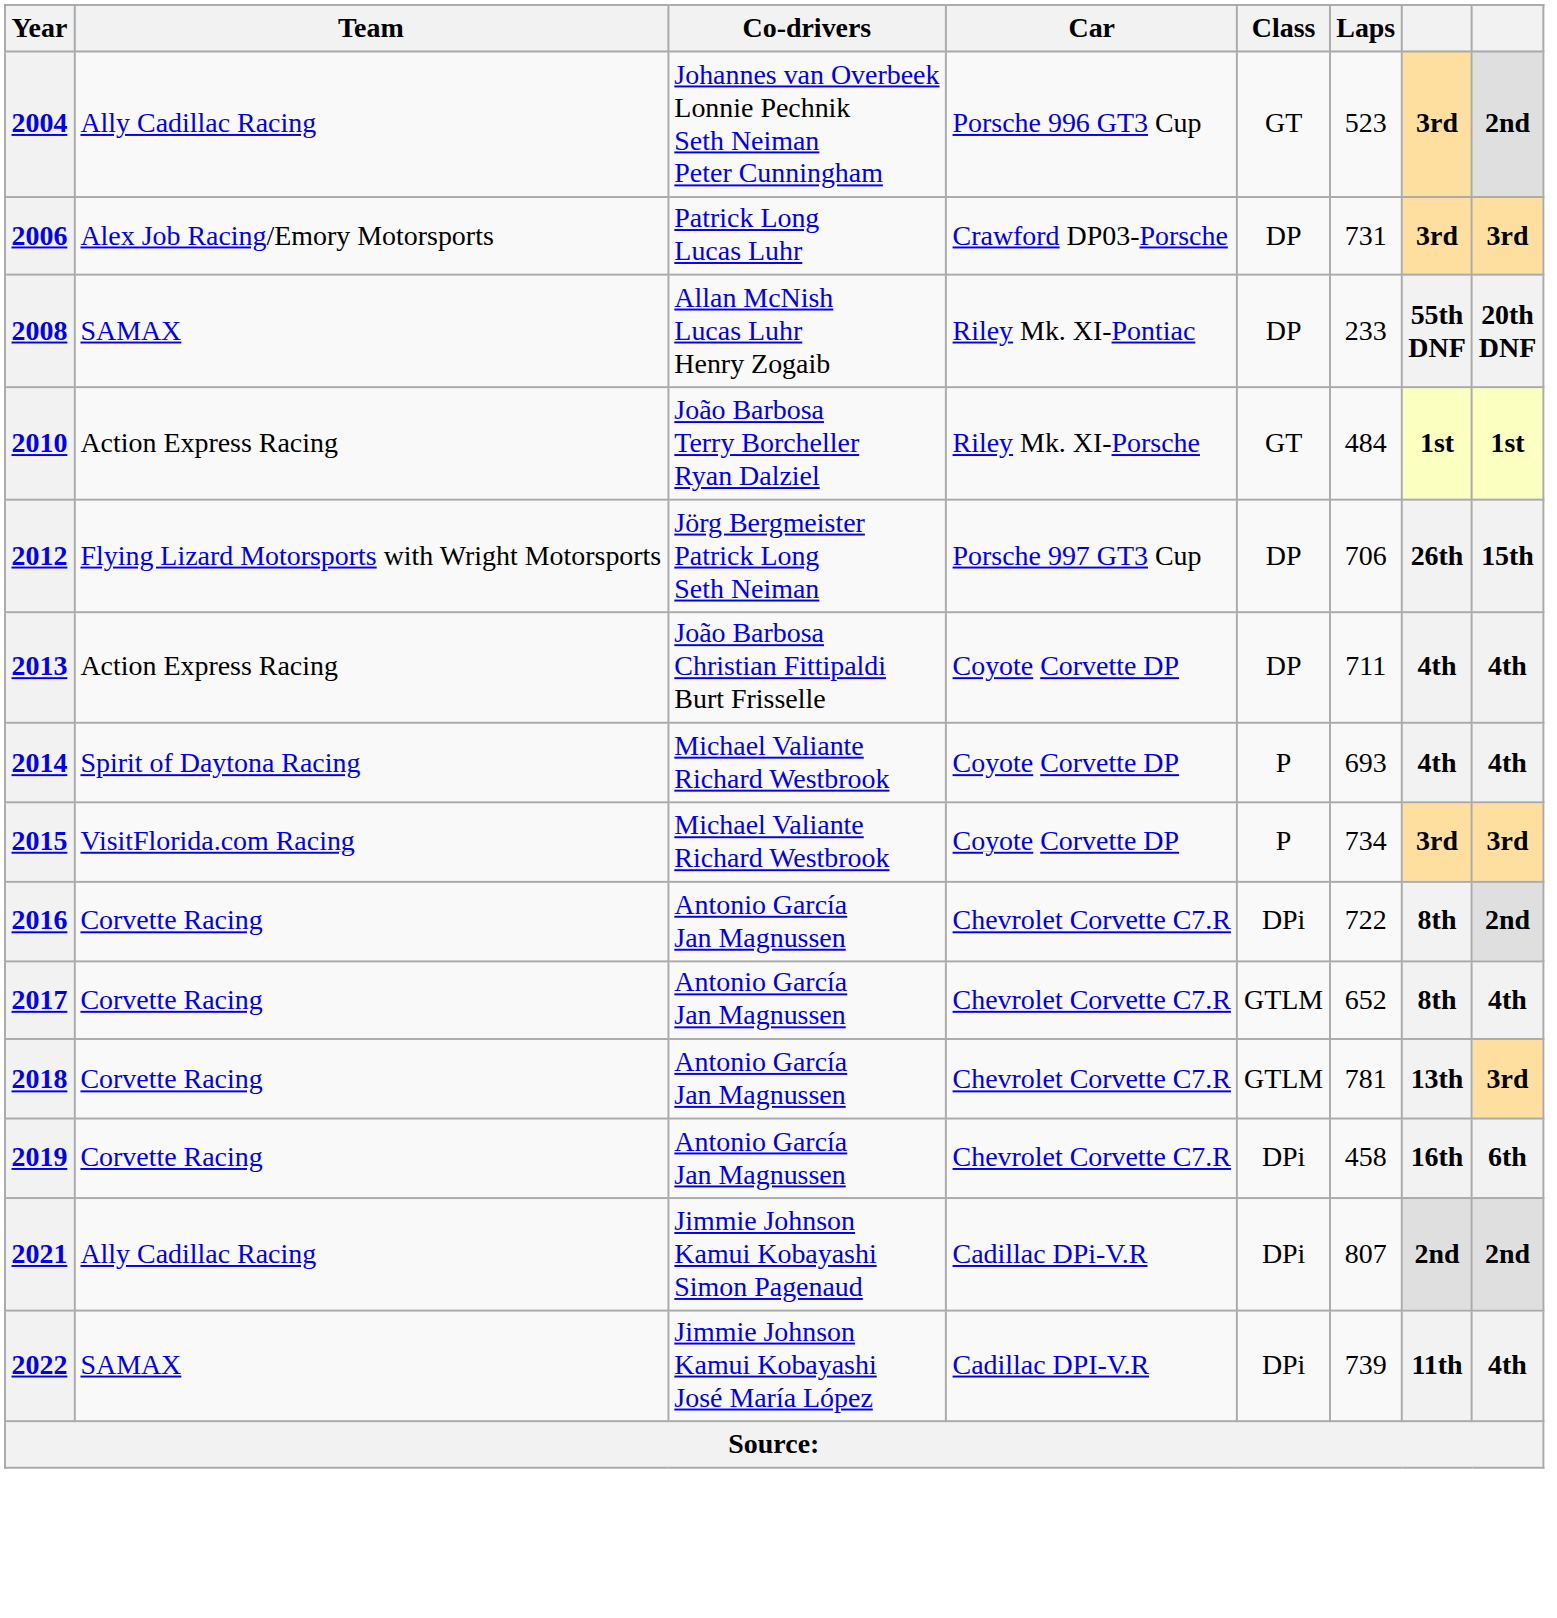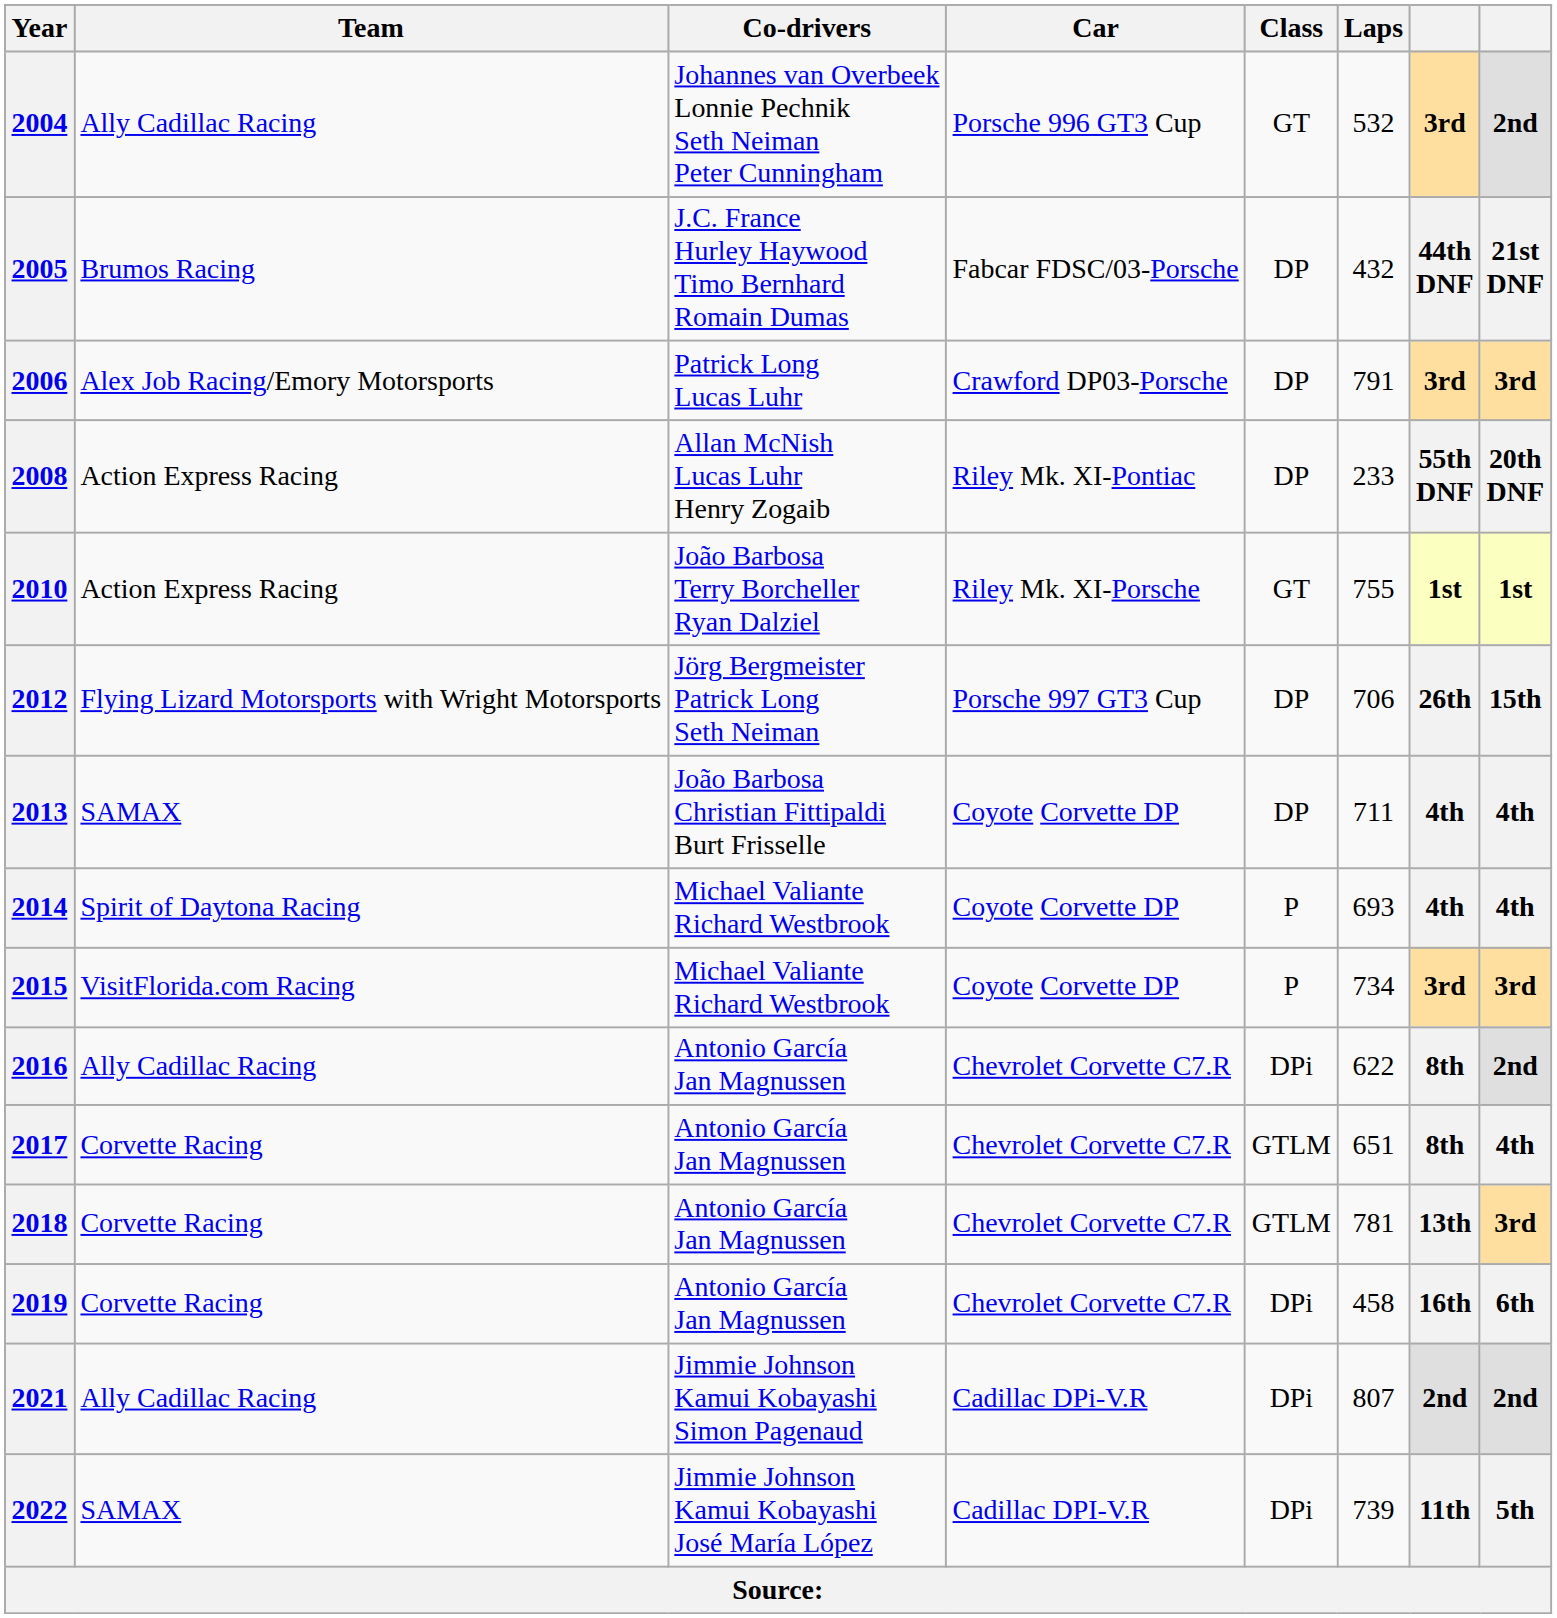(1366, 123) 523 -> (1374, 123) 532
+ row: (39, 268)
(1366, 235) 731 -> (1374, 380) 791
(131, 331) SAMAX -> (209, 476) Action Express Racing
(1366, 443) 484 -> (1374, 588) 755
(209, 667) Action Express Racing -> (131, 812) SAMAX
(172, 920) Corvette Racing -> (198, 1065) Ally Cadillac Racing
(1366, 920) 722 -> (1374, 1065) 622
(1366, 999) 652 -> (1374, 1144) 651
(1508, 1365) 4th -> (1515, 1510) 5th
